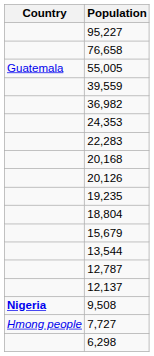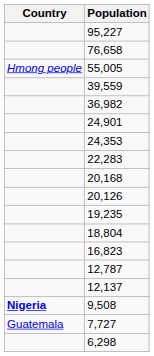(35, 68) Guatemala -> (44, 68) Hmong people
+ row: (105, 123)
+ row: (105, 251)
- row: (105, 232)
- row: (105, 251)
(44, 324) Hmong people -> (35, 324) Guatemala
